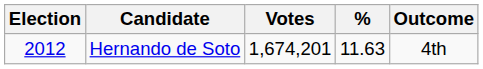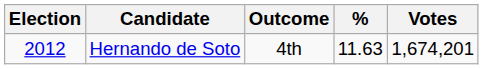columns swapped: (290, 19) <-> (434, 19)
